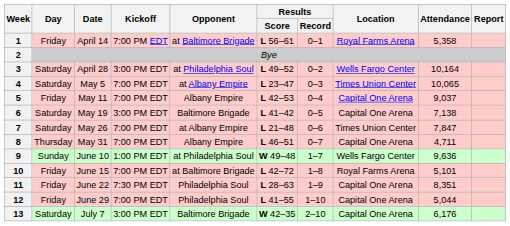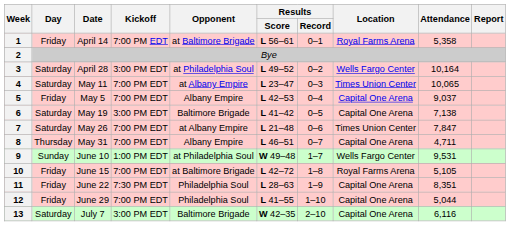(93, 84) May 5 -> (93, 84) May 11
(93, 98) May 11 -> (93, 98) May 5
(445, 156) 9,636 -> (445, 156) 9,531
(445, 171) 5,101 -> (445, 171) 5,105
(445, 214) 6,176 -> (445, 214) 6,116
